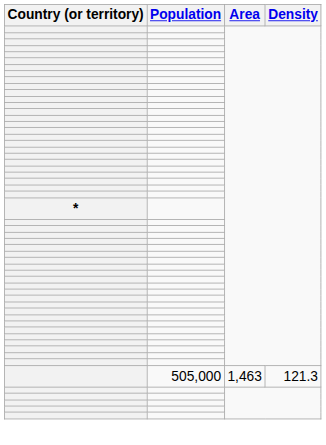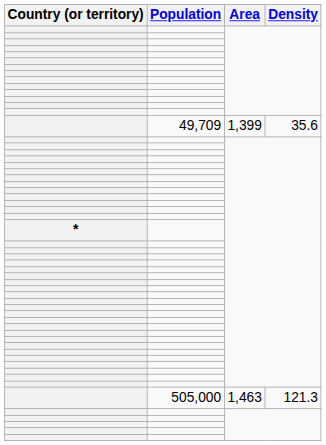+ row: (76, 126)
